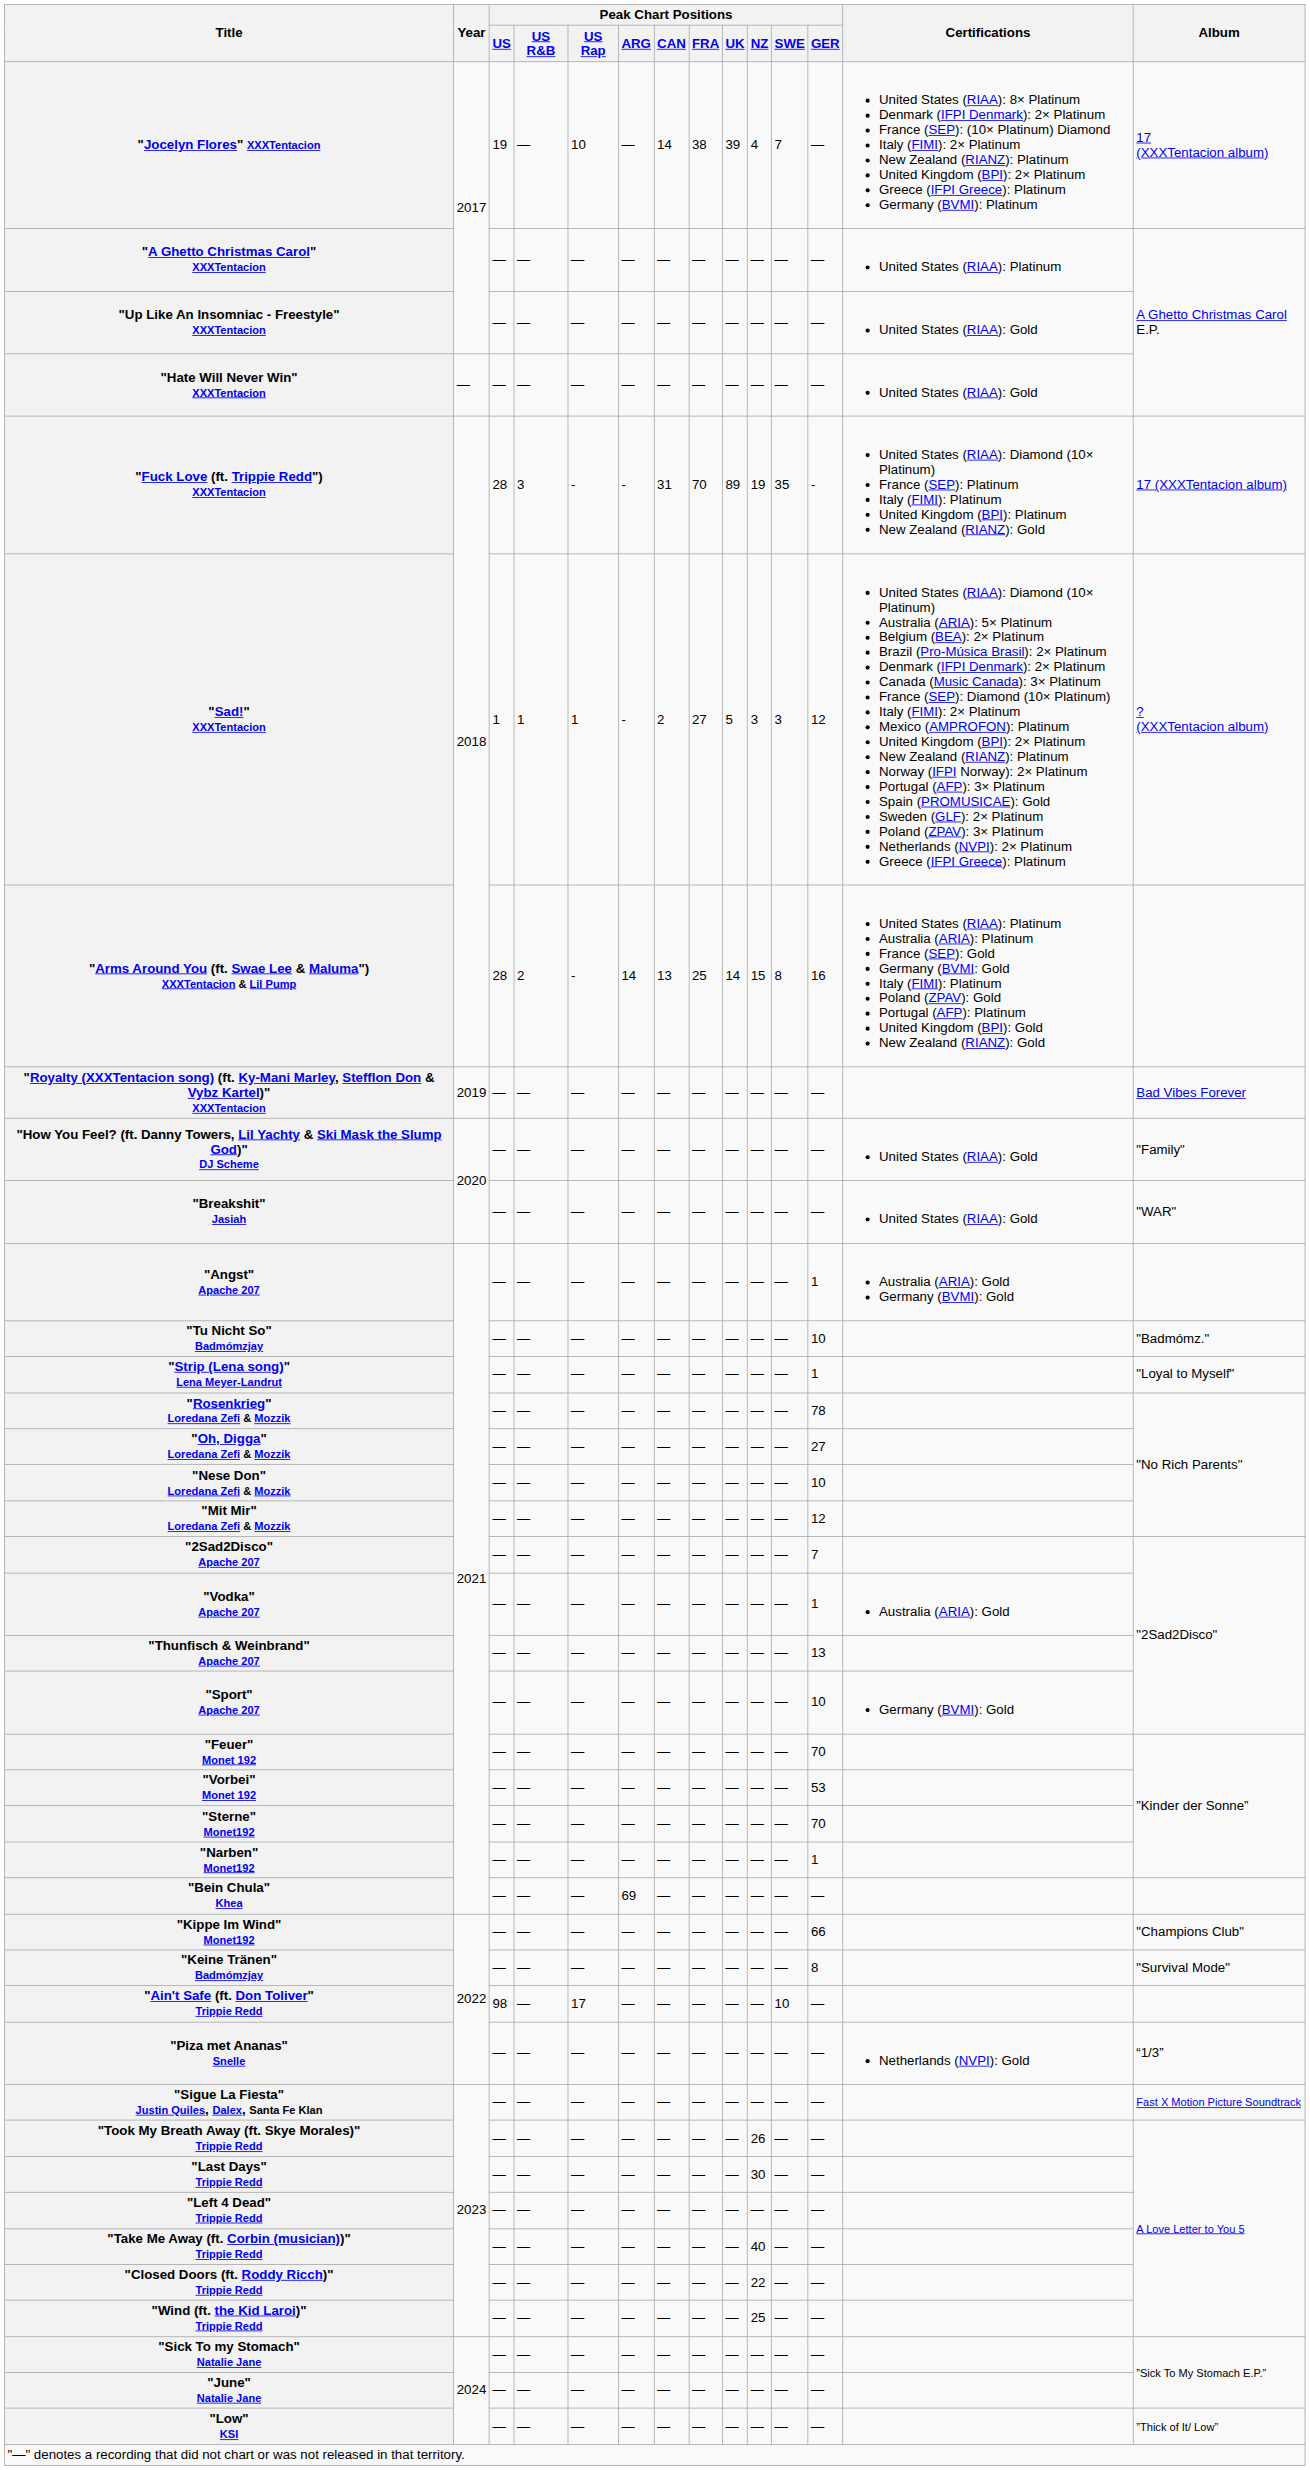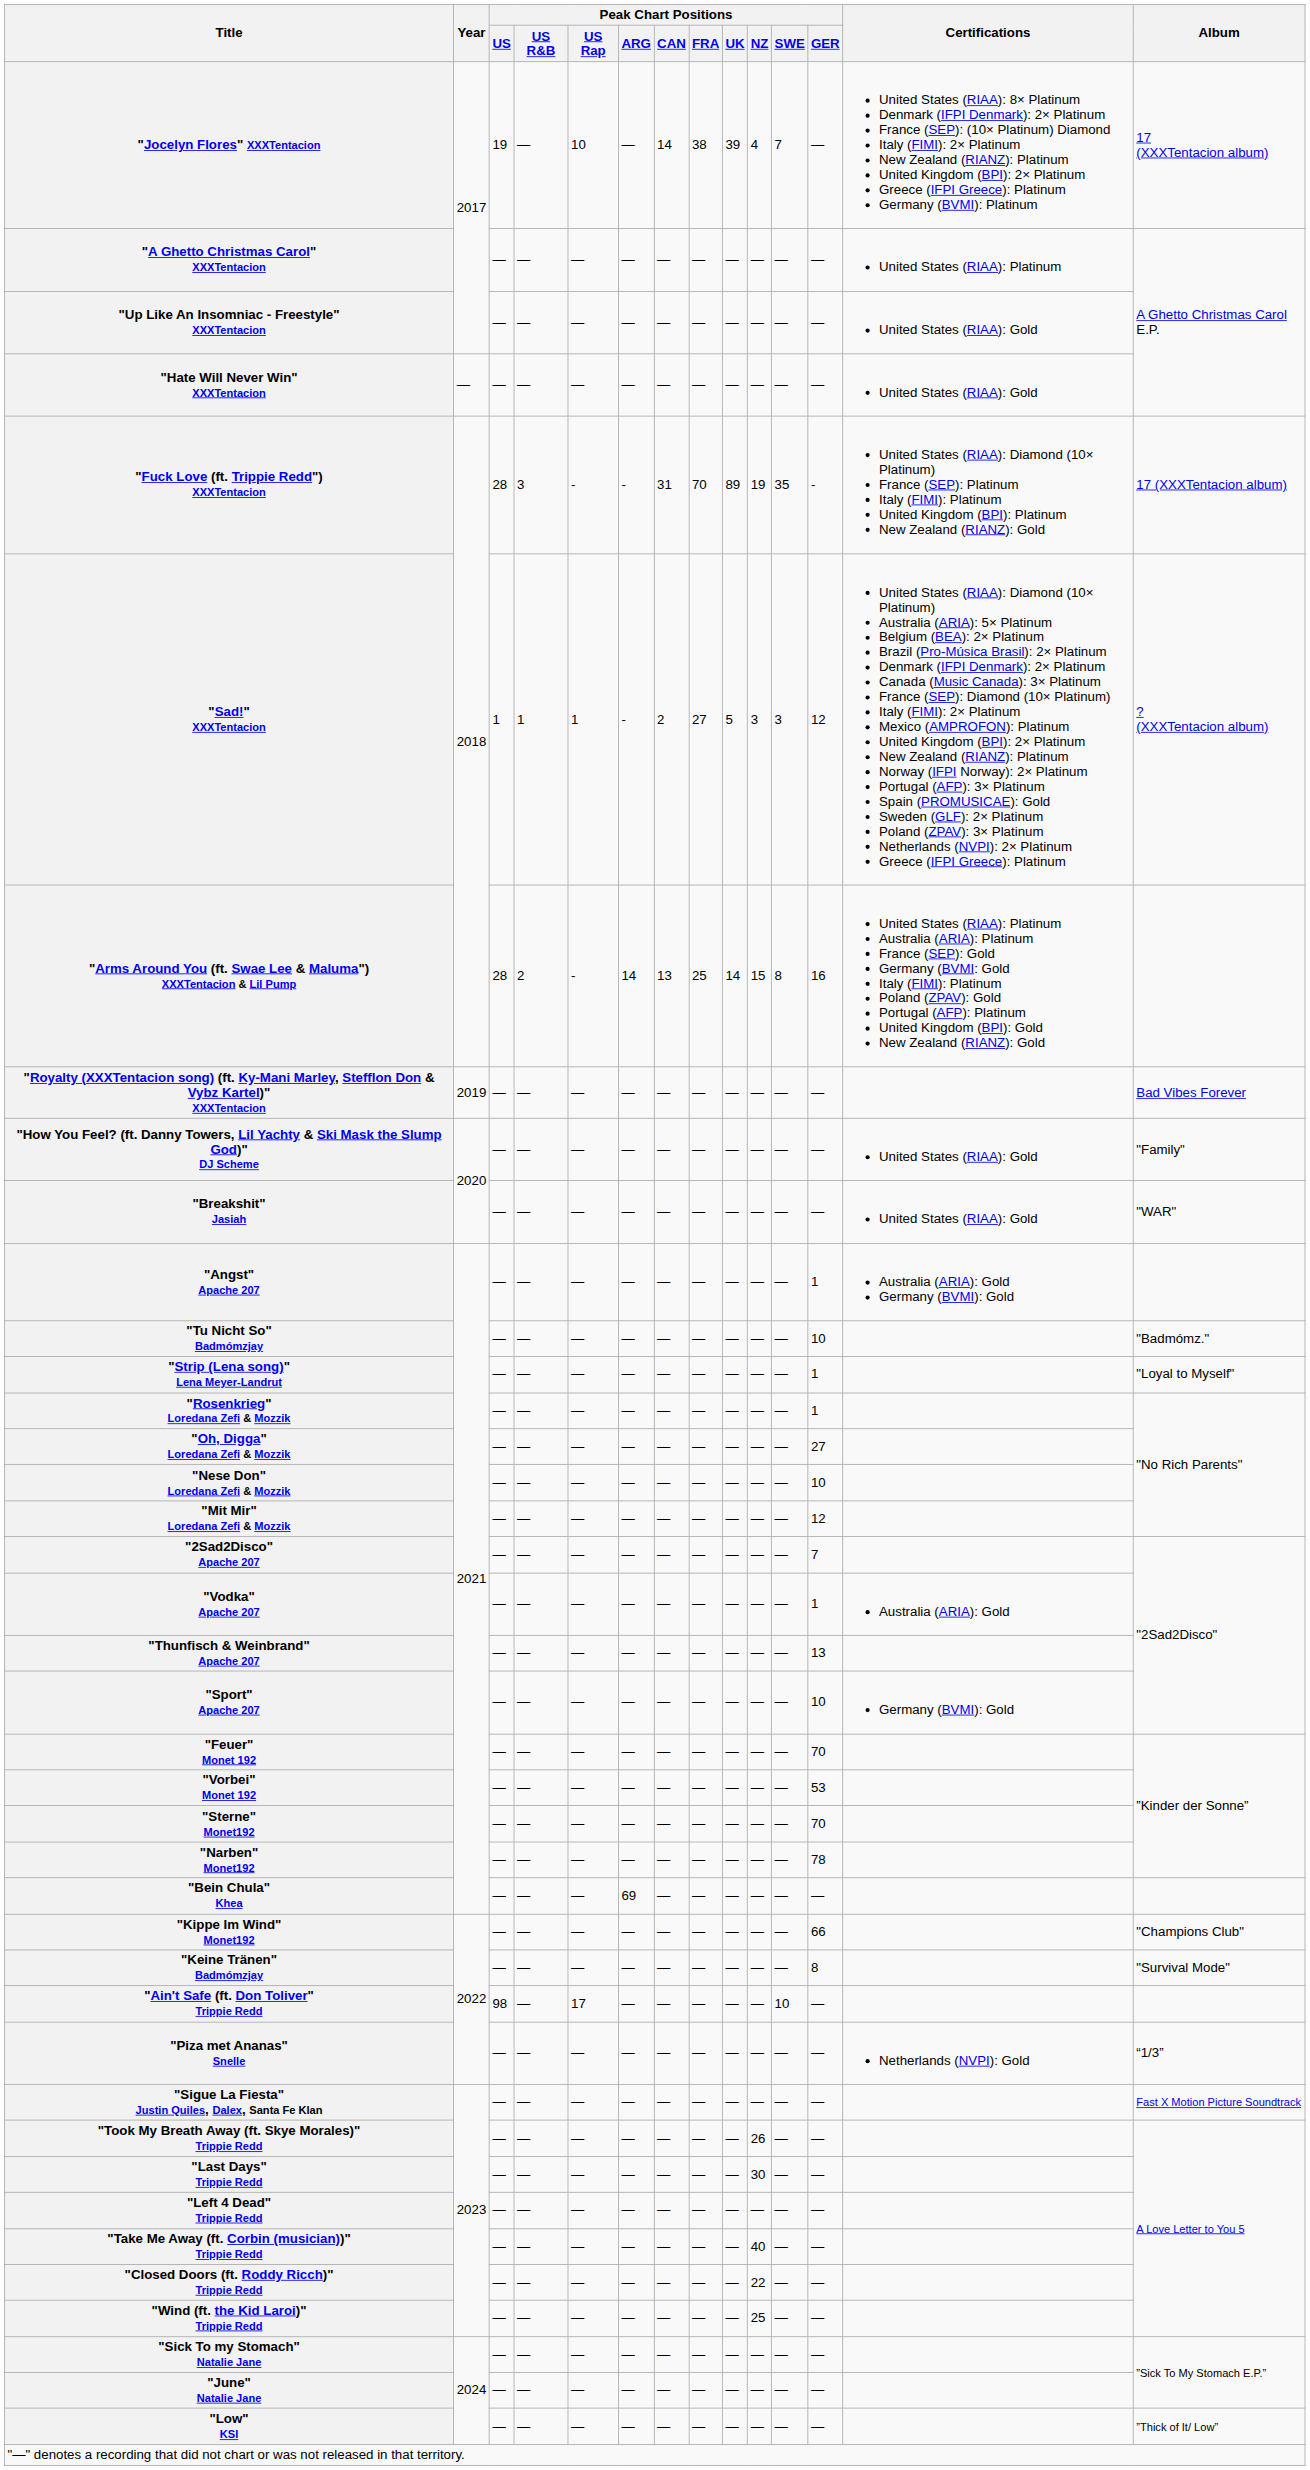(818, 1410) 78 -> (815, 1410) 1
(815, 1859) 1 -> (818, 1859) 78
